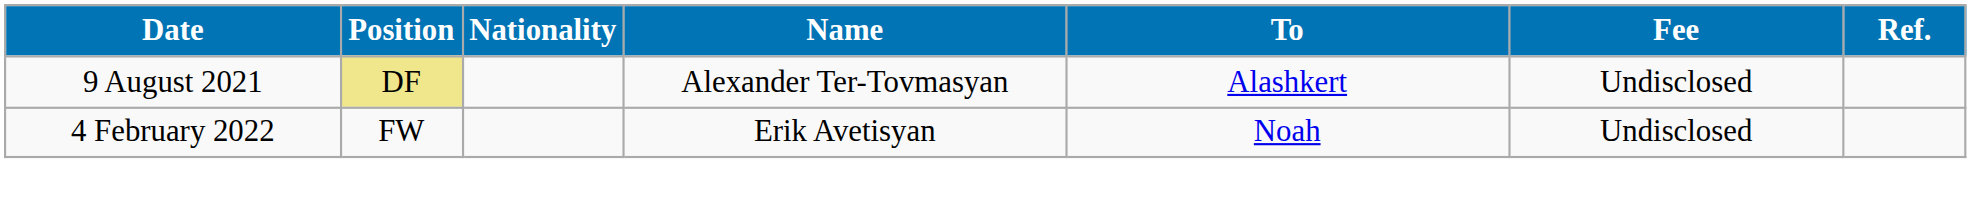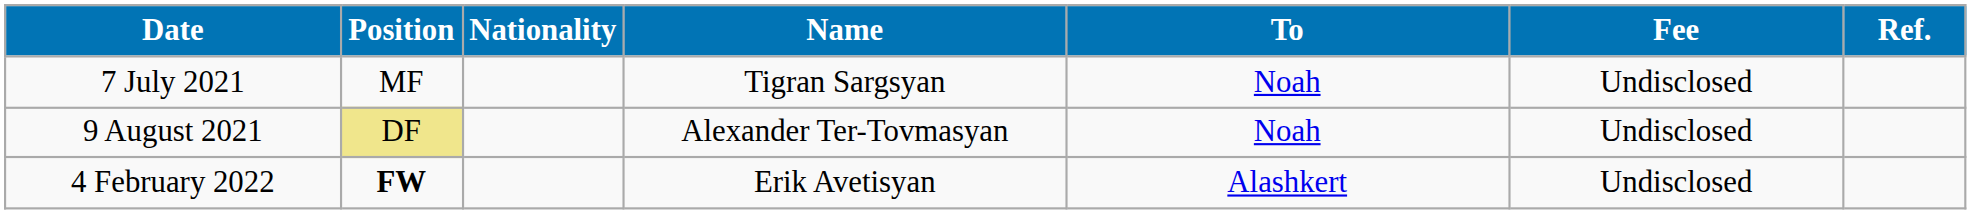+ row: (173, 81)
(1287, 81) Alashkert -> (1287, 131) Noah
(401, 131) normal -> (401, 182) bold
(1287, 131) Noah -> (1287, 182) Alashkert
